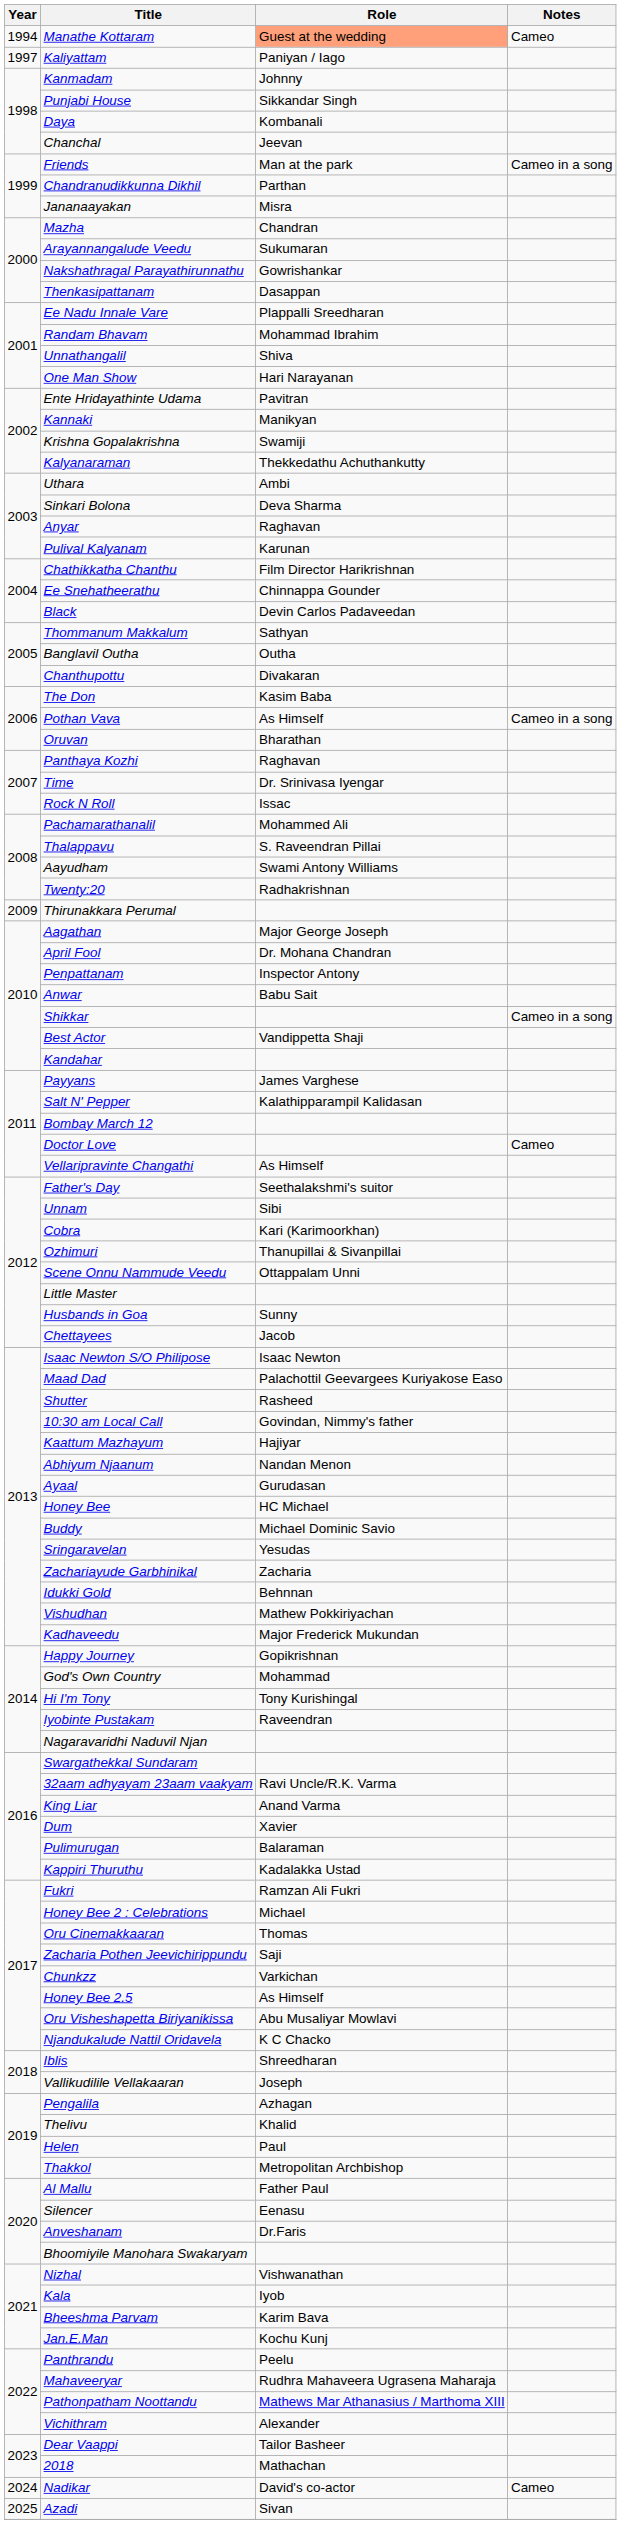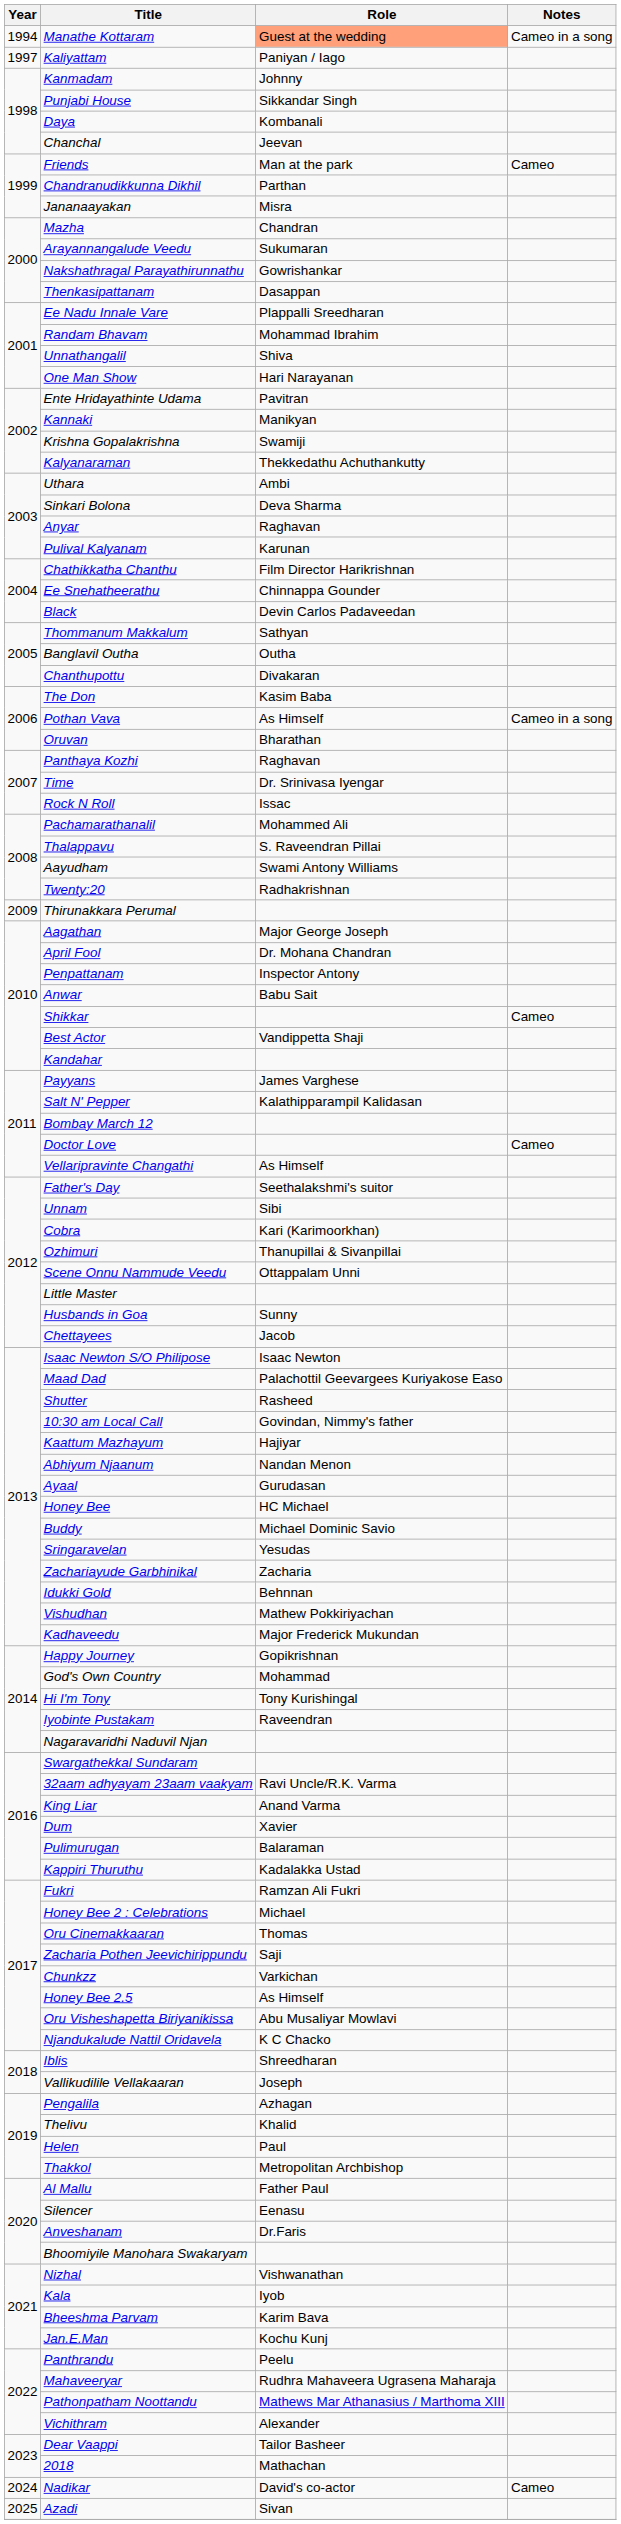(533, 36) Cameo -> (562, 36) Cameo in a song
(562, 164) Cameo in a song -> (533, 164) Cameo
(562, 1016) Cameo in a song -> (533, 1016) Cameo
